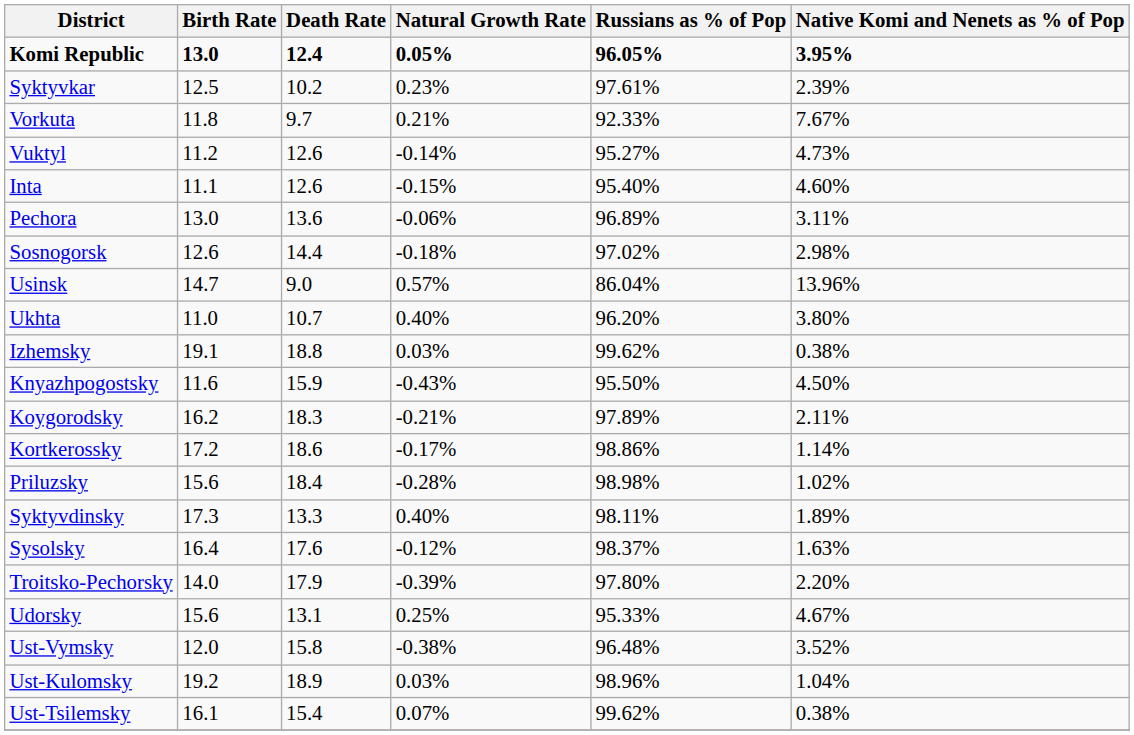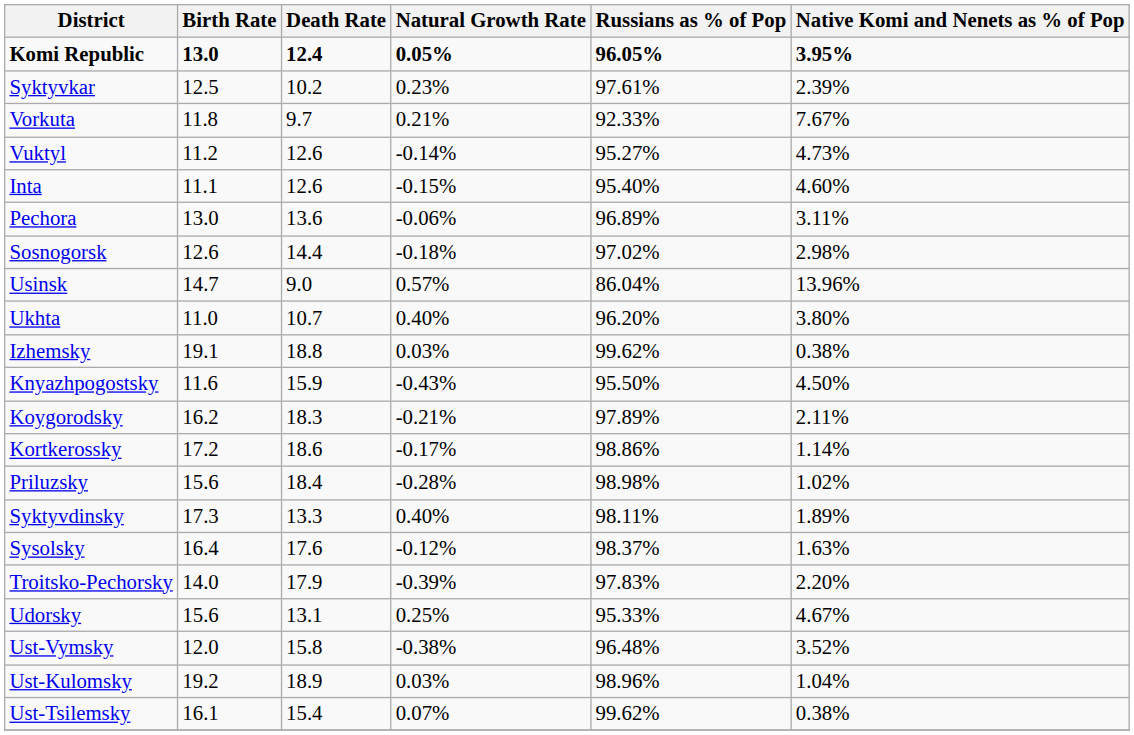(628, 581) 97.80% -> (628, 581) 97.83%
